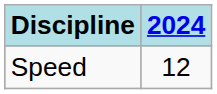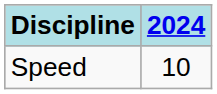(176, 66) 12 -> (176, 66) 10
